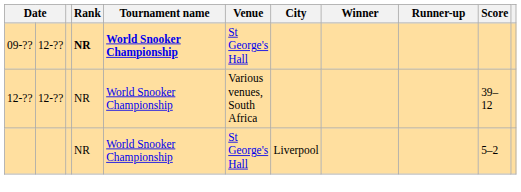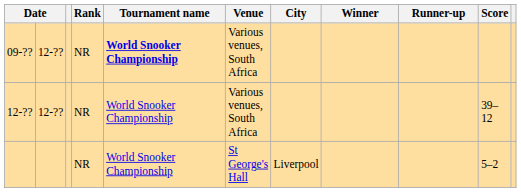(82, 45) bold -> (82, 52) normal
(248, 45) St George's Hall -> (246, 52) Various venues, South Africa
